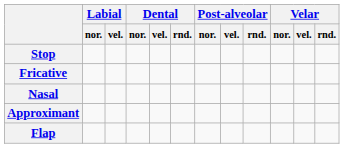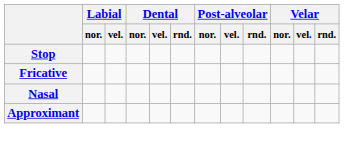- row: (43, 133)
